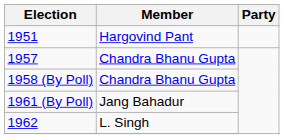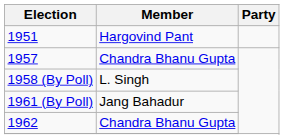(167, 79) Chandra Bhanu Gupta -> (124, 79) L. Singh
(124, 123) L. Singh -> (167, 123) Chandra Bhanu Gupta
